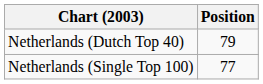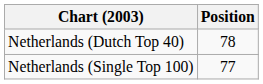(228, 41) 79 -> (228, 41) 78
